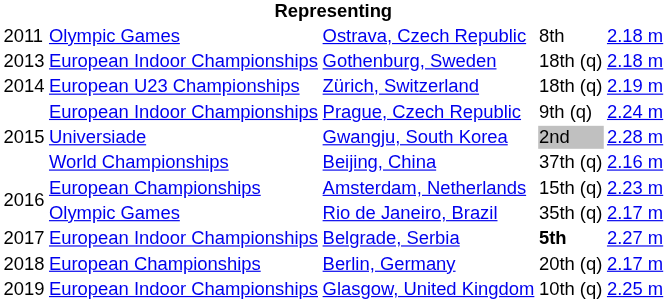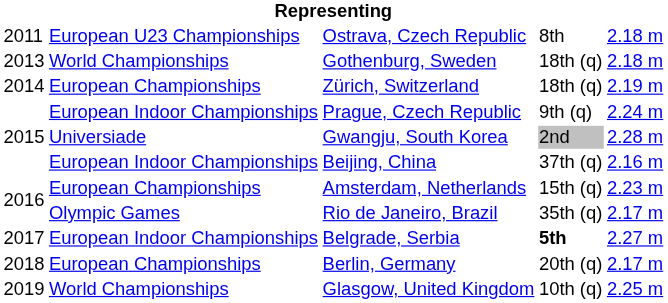(114, 36) Olympic Games -> (174, 36) European U23 Championships
(183, 61) European Indoor Championships -> (139, 61) World Championships
(174, 86) European U23 Championships -> (155, 86) European Championships
(139, 162) World Championships -> (183, 162) European Indoor Championships
(183, 289) European Indoor Championships -> (139, 289) World Championships
